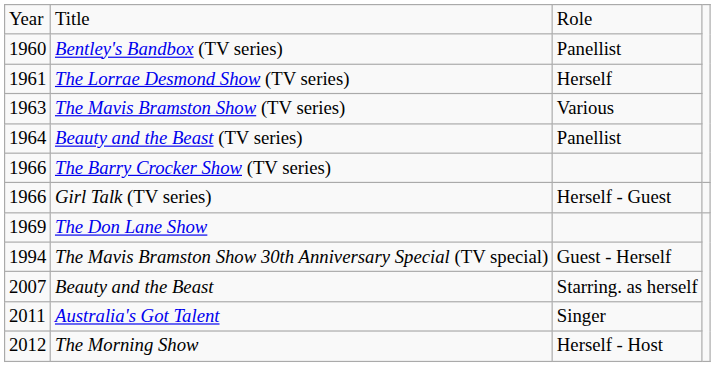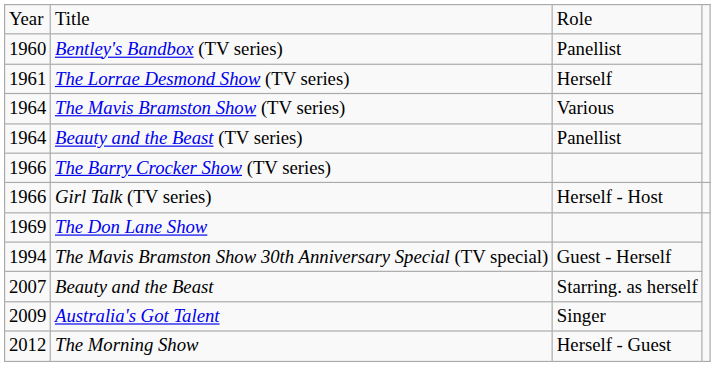(28, 108) 1963 -> (28, 108) 1964
(614, 197) Herself - Guest -> (610, 197) Herself - Host
(27, 316) 2011 -> (28, 316) 2009
(610, 345) Herself - Host -> (614, 345) Herself - Guest
